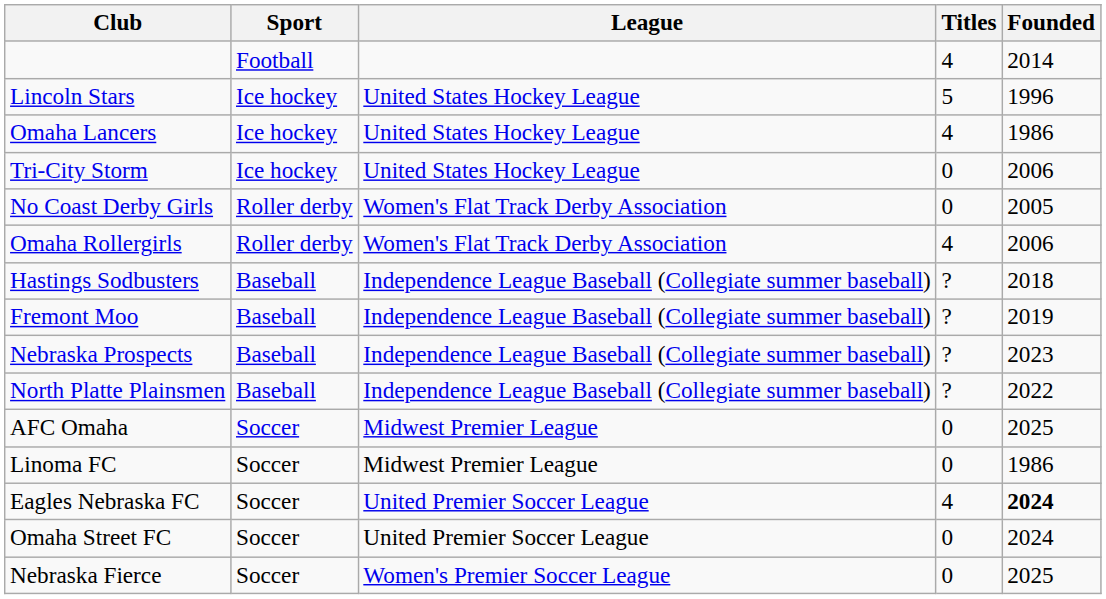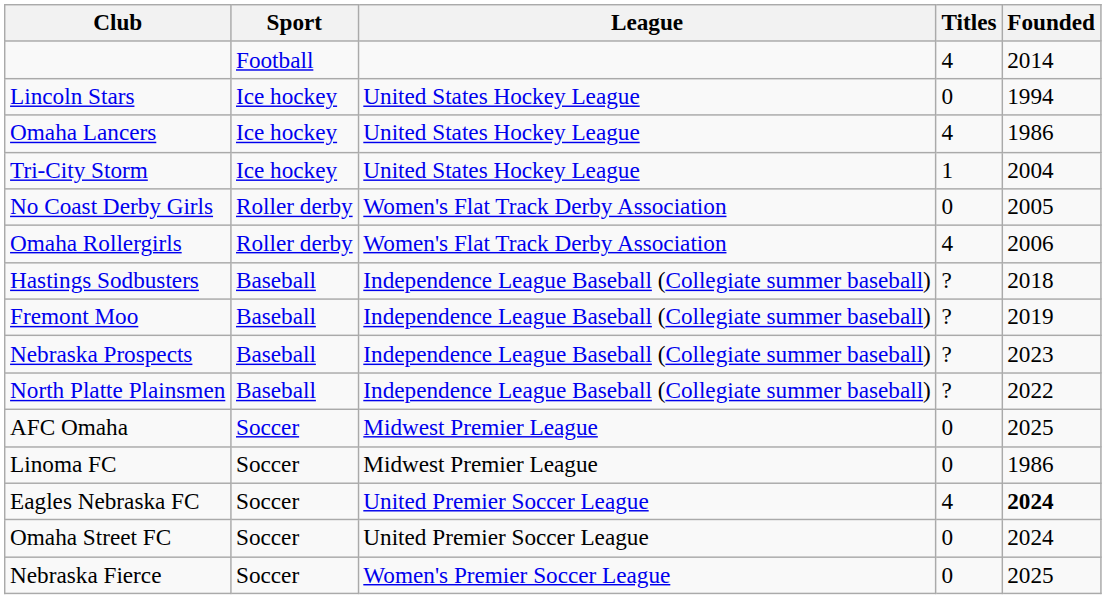(947, 96) 5 -> (947, 96) 0
(1030, 96) 1996 -> (1030, 96) 1994
(947, 170) 0 -> (947, 170) 1
(1030, 170) 2006 -> (1030, 170) 2004
